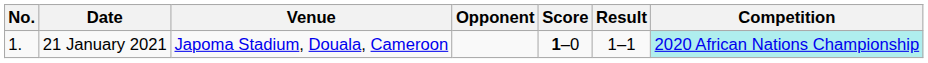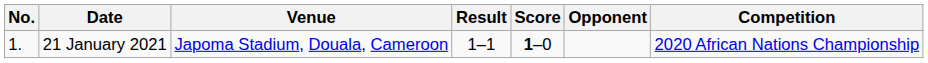columns swapped: (495, 17) <-> (622, 17)
(787, 44) paleturquoise background -> (787, 44) no background
